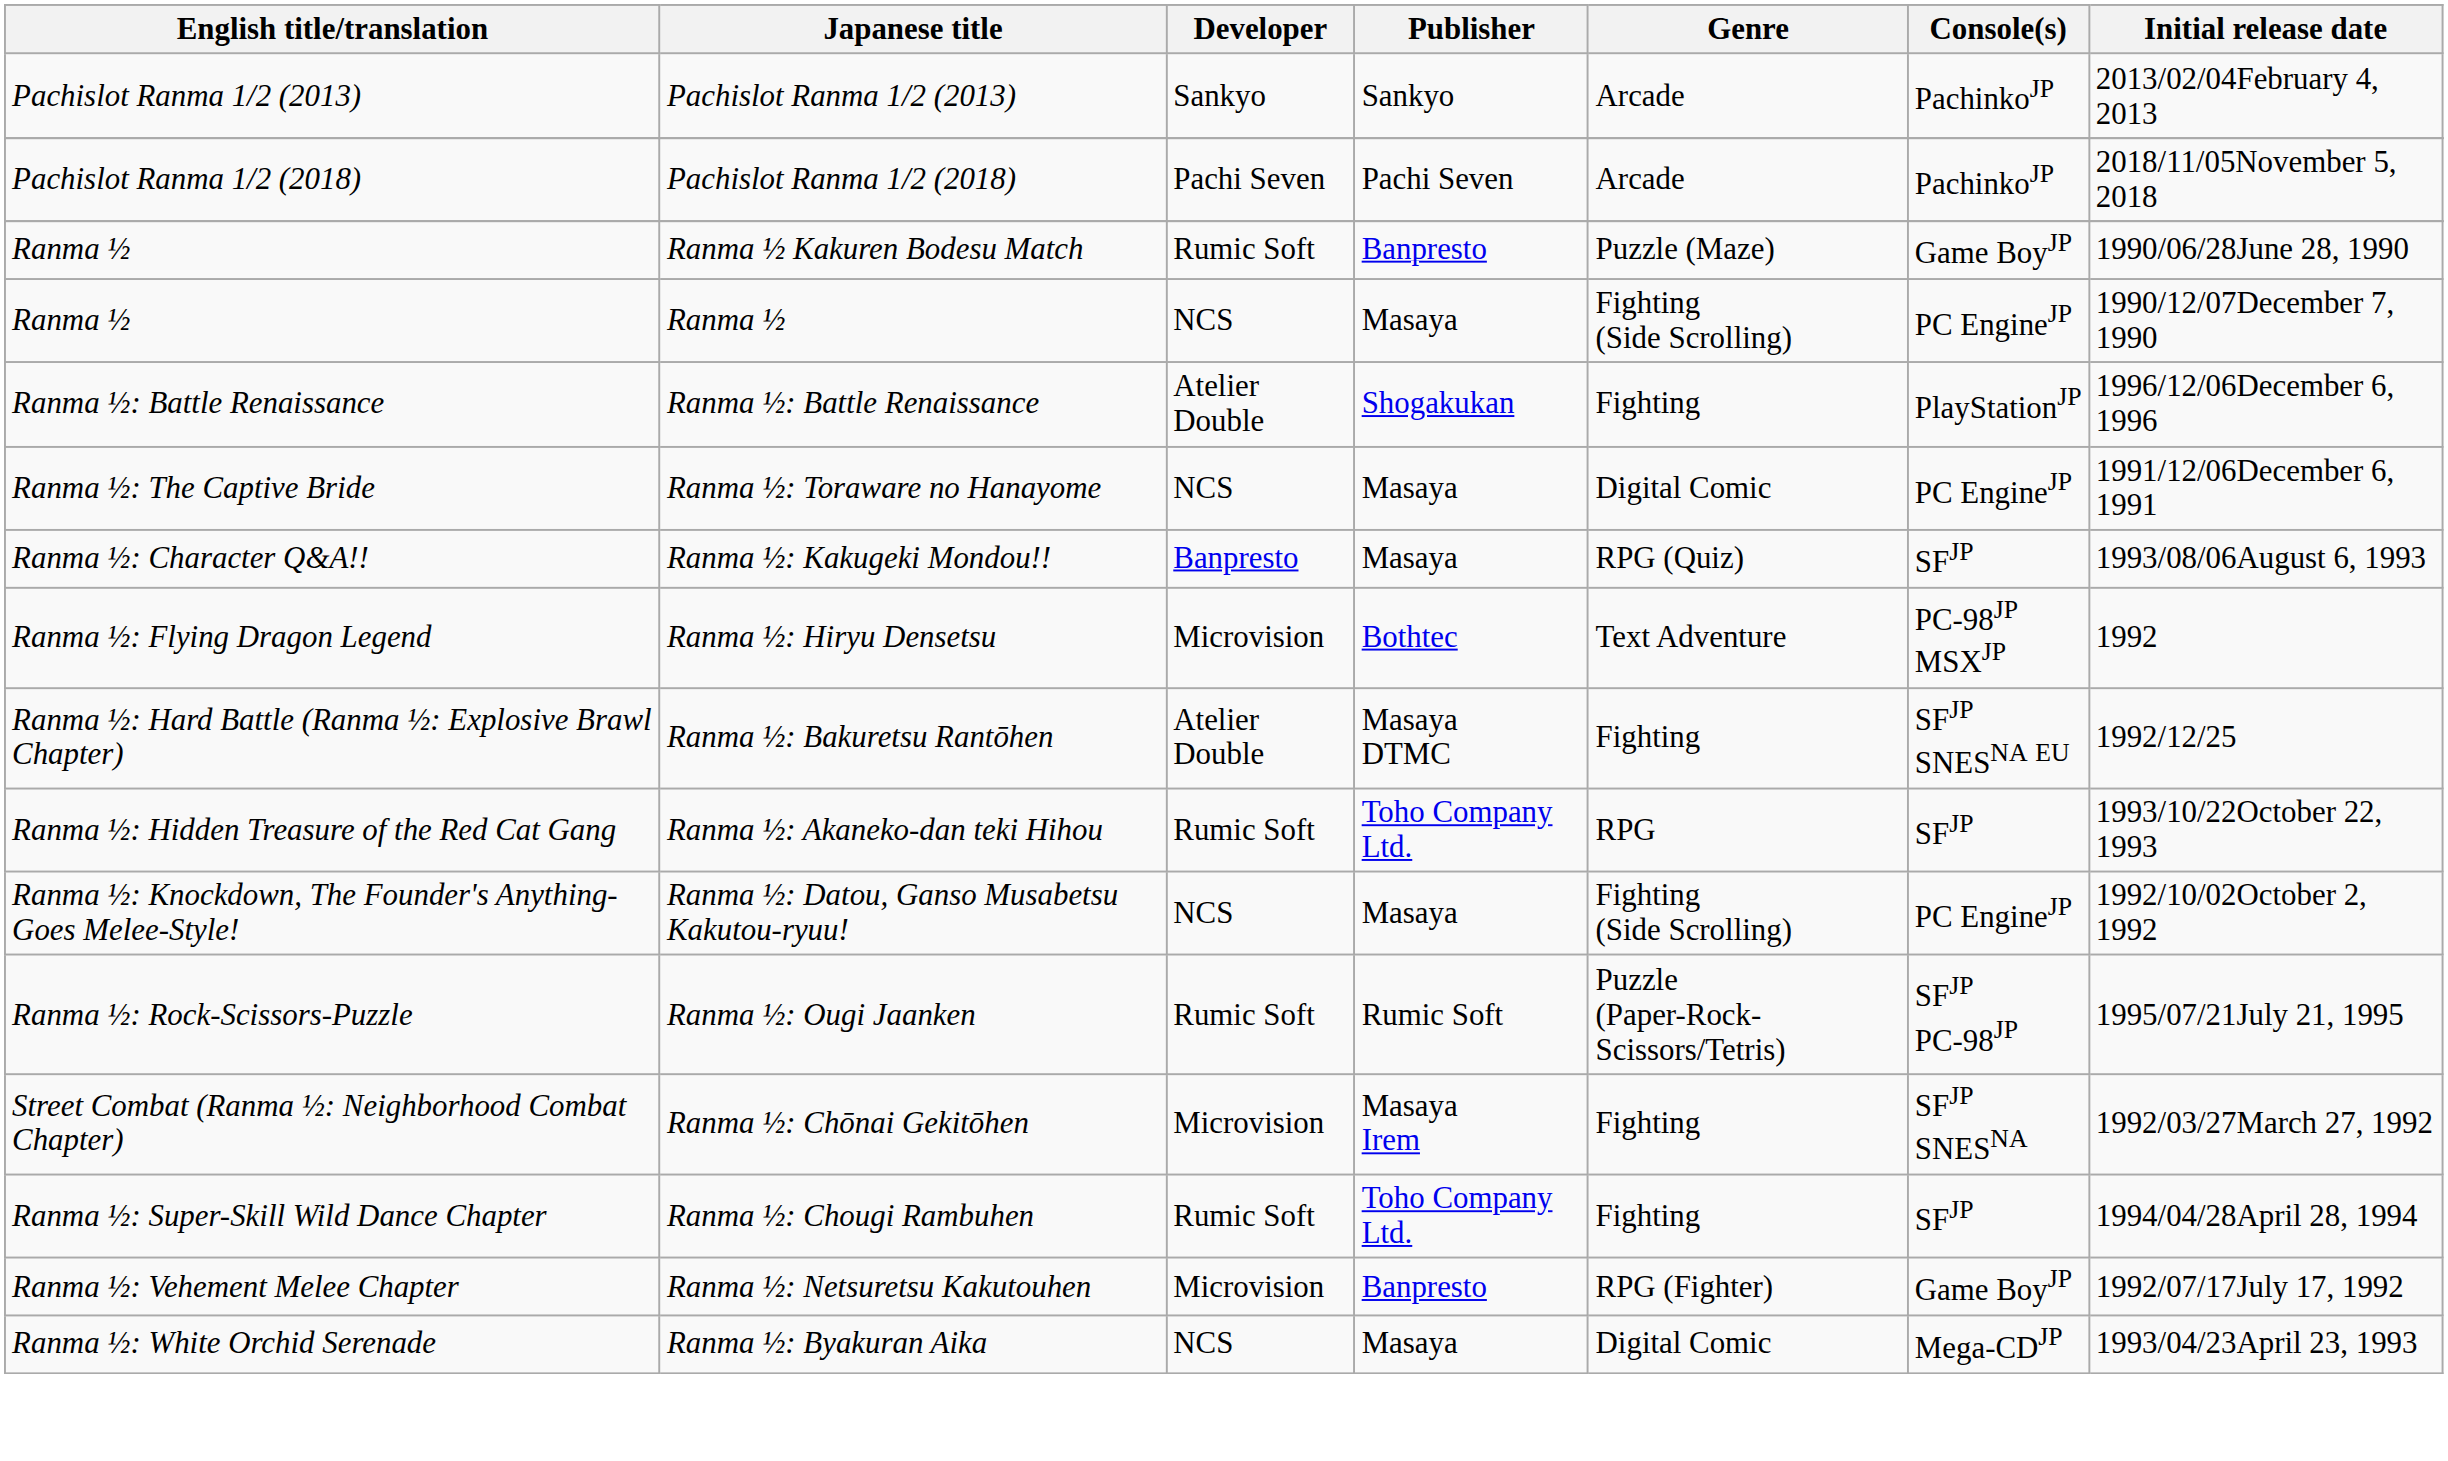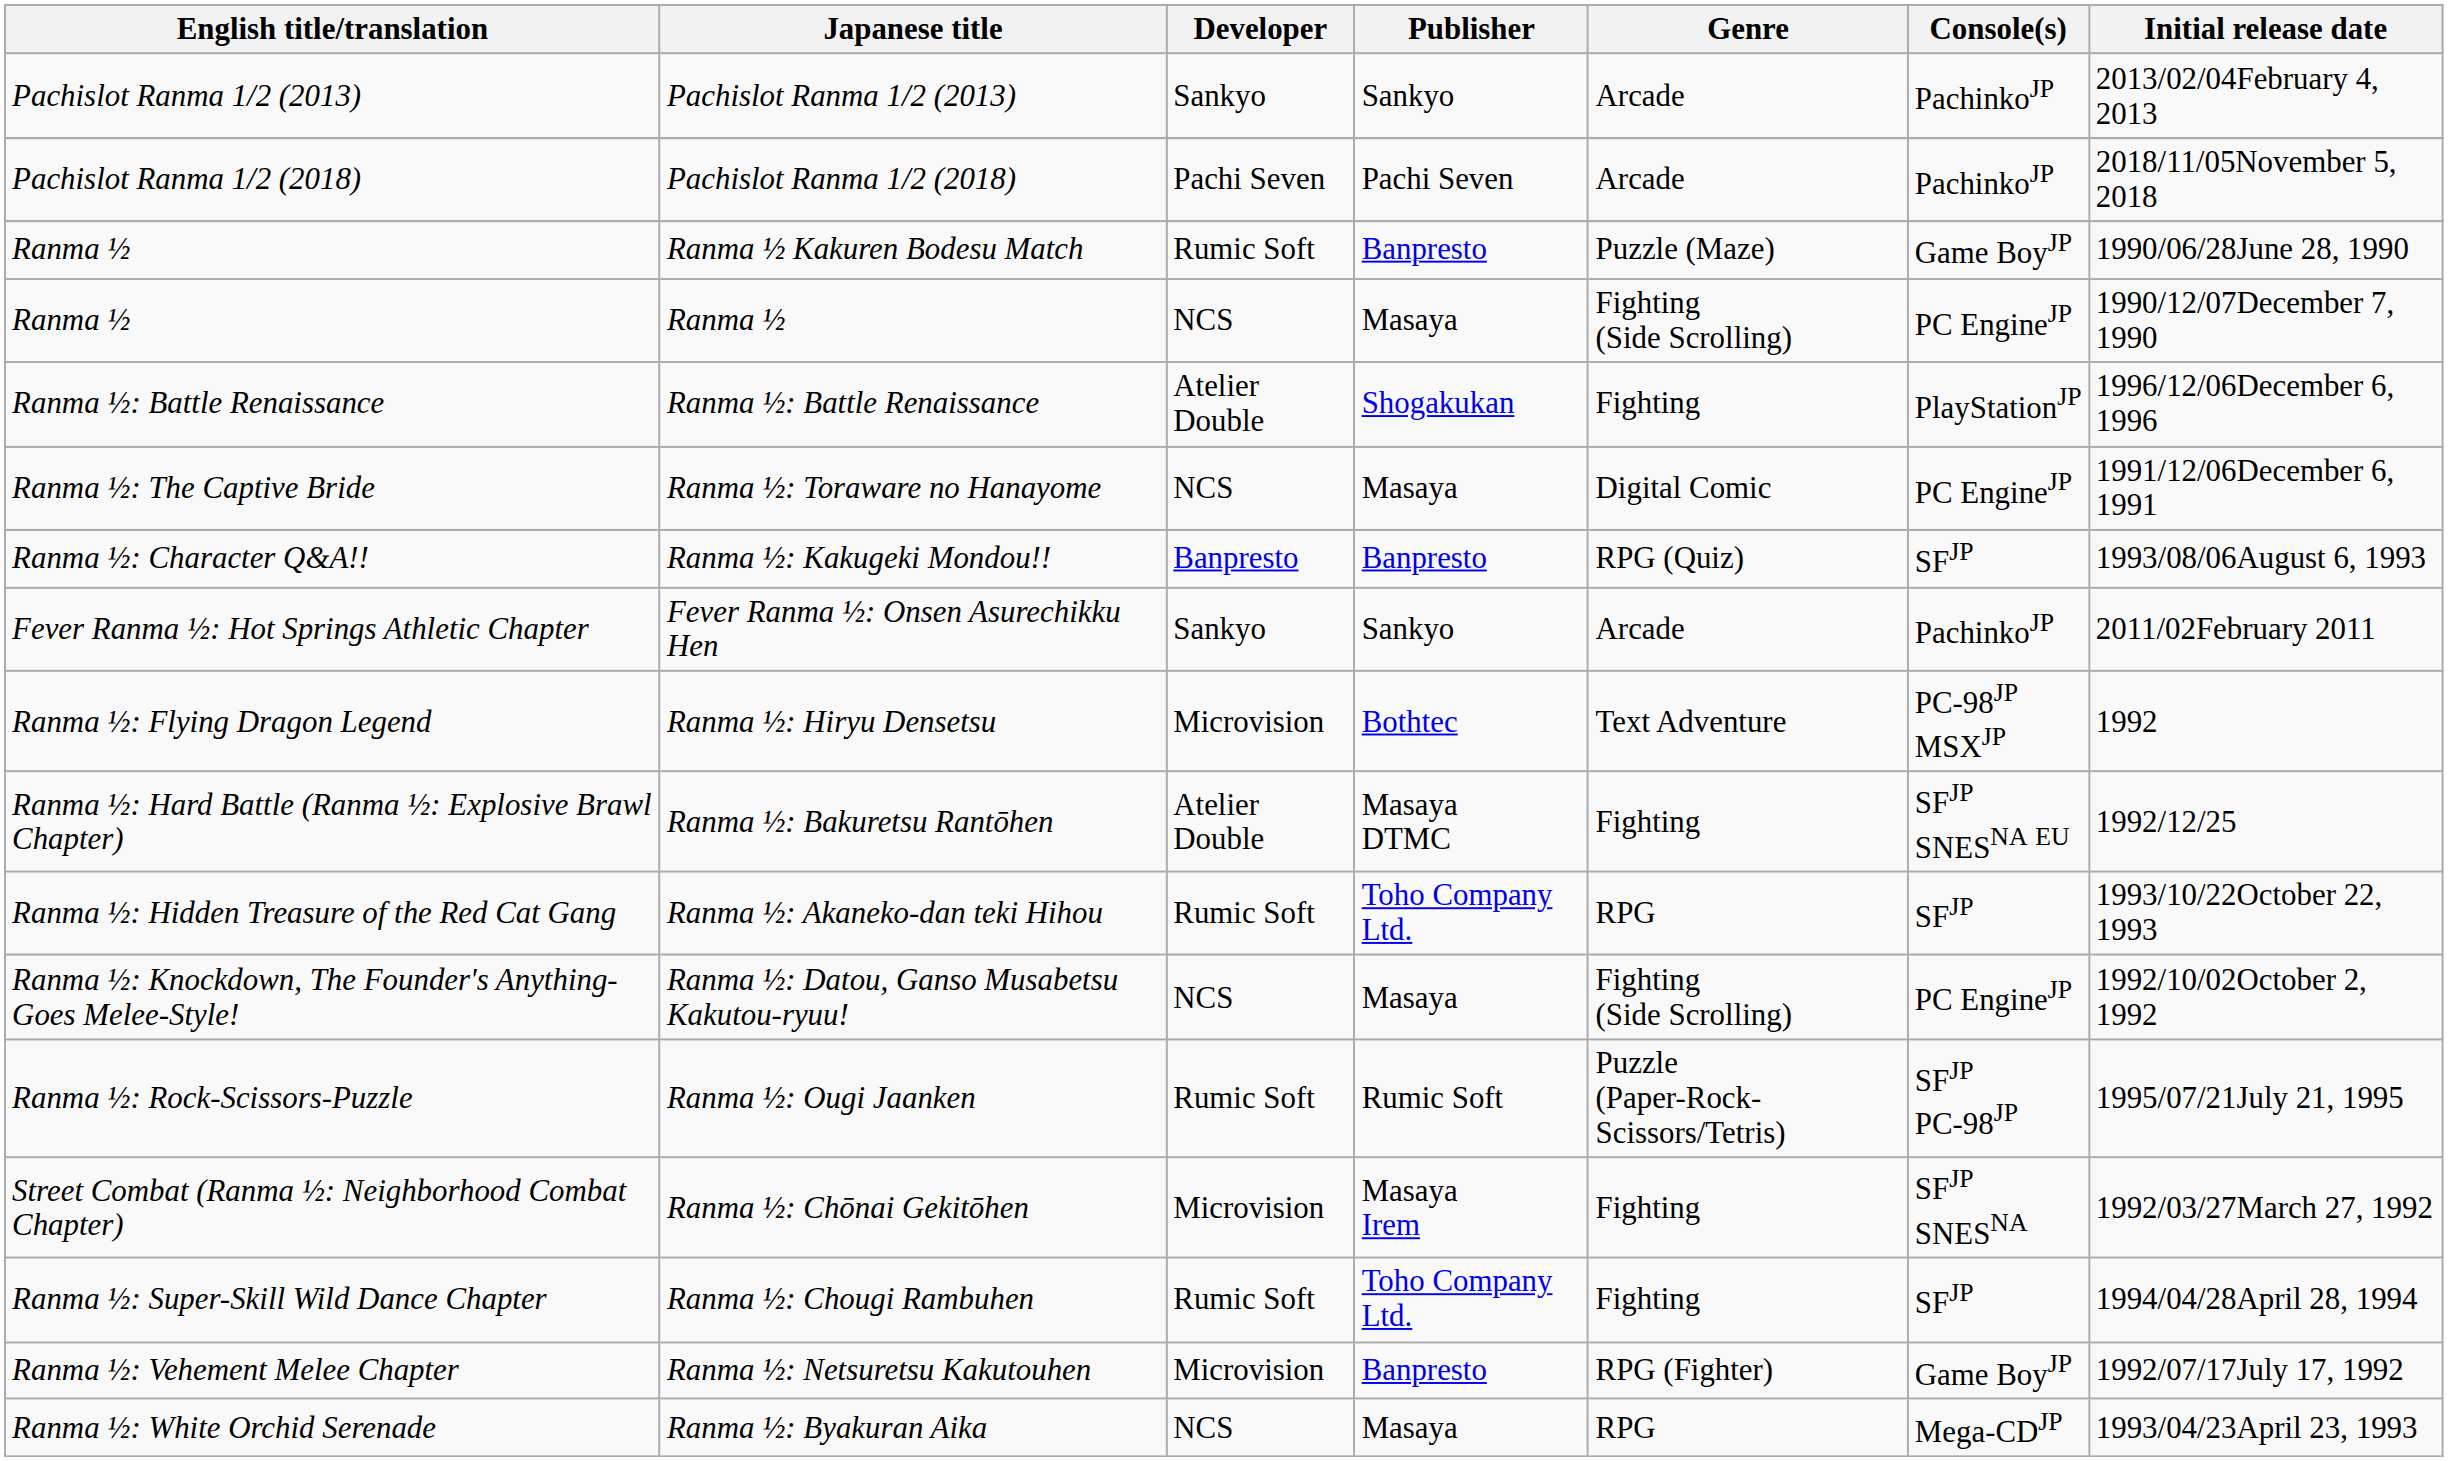(1410, 558) Masaya -> (1424, 558) Banpresto
+ row: (894, 628)
(1683, 1343) Digital Comic -> (1626, 1427) RPG
